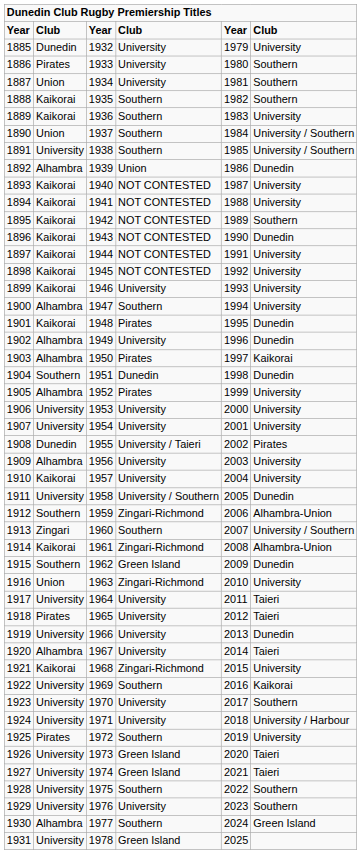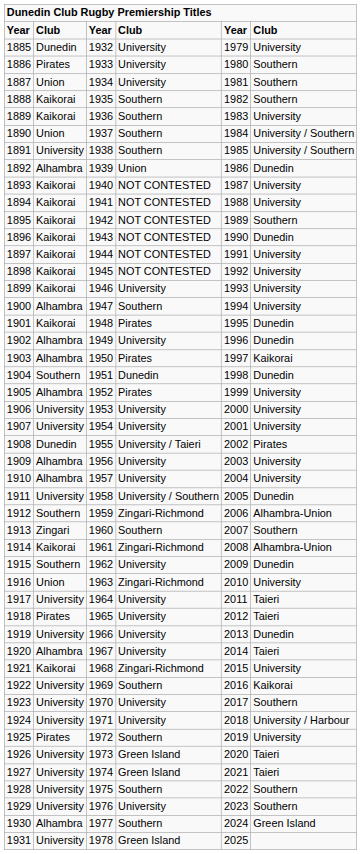(56, 479) Kaikorai -> (59, 479) Alhambra
(304, 530) University / Southern -> (275, 530) Southern
(149, 565) Green Island -> (142, 565) University
